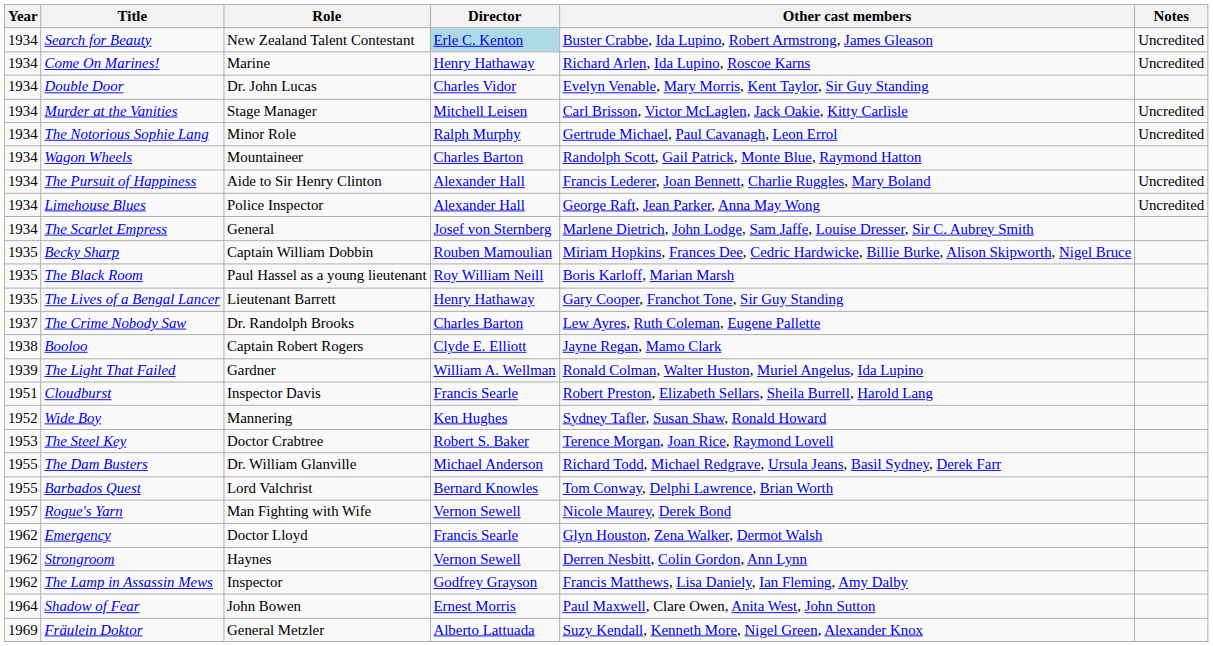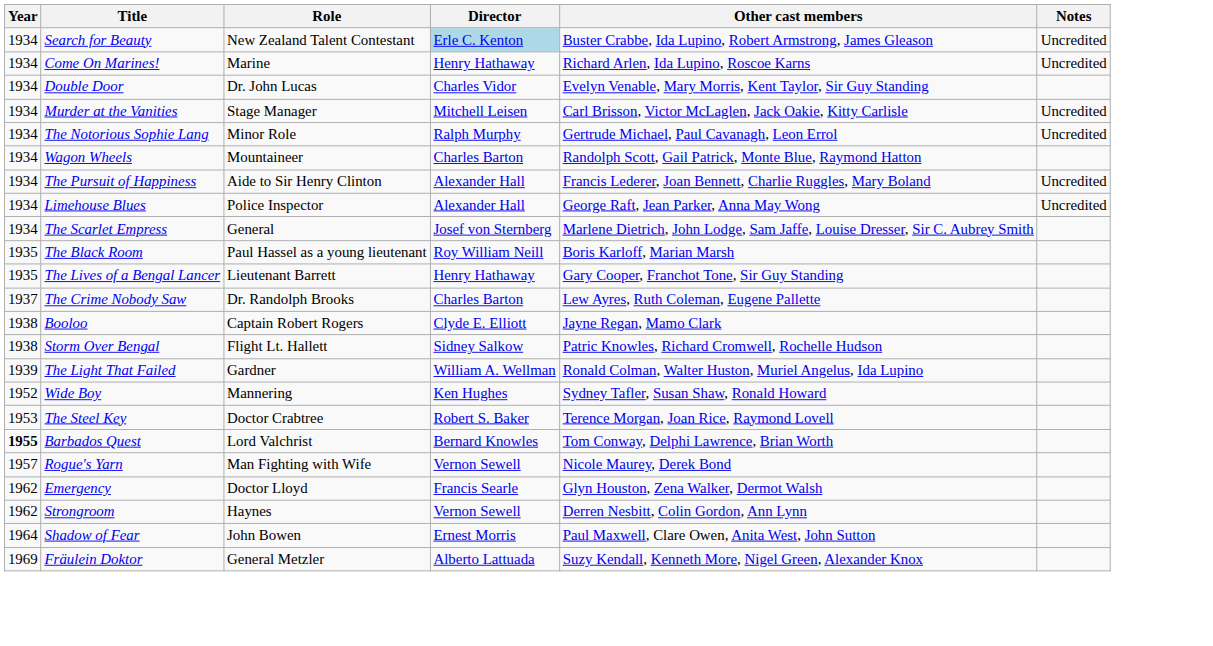- row: (82, 252)
+ row: (102, 346)
- row: (78, 393)
- row: (96, 464)
(23, 488) normal -> (23, 441) bold
- row: (129, 582)
